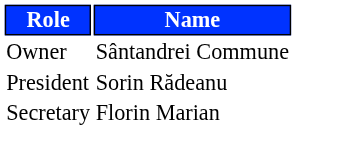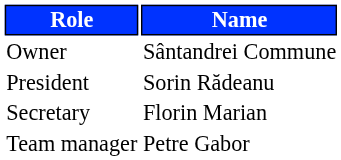+ row: (72, 143)
